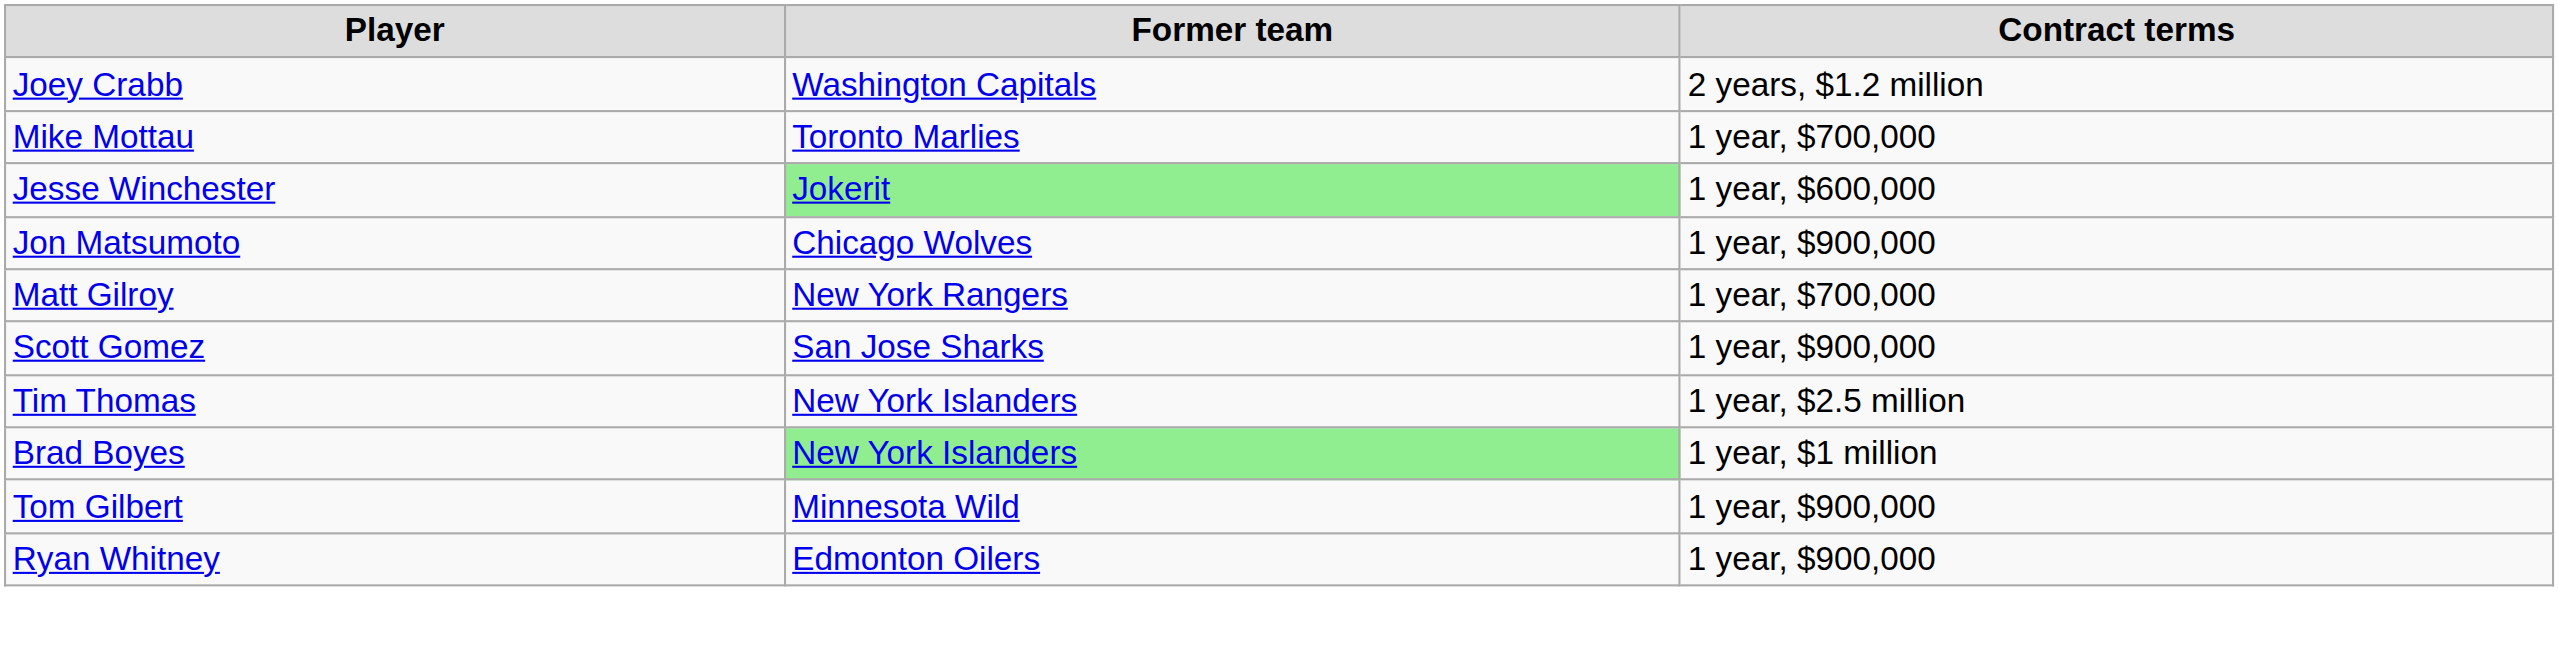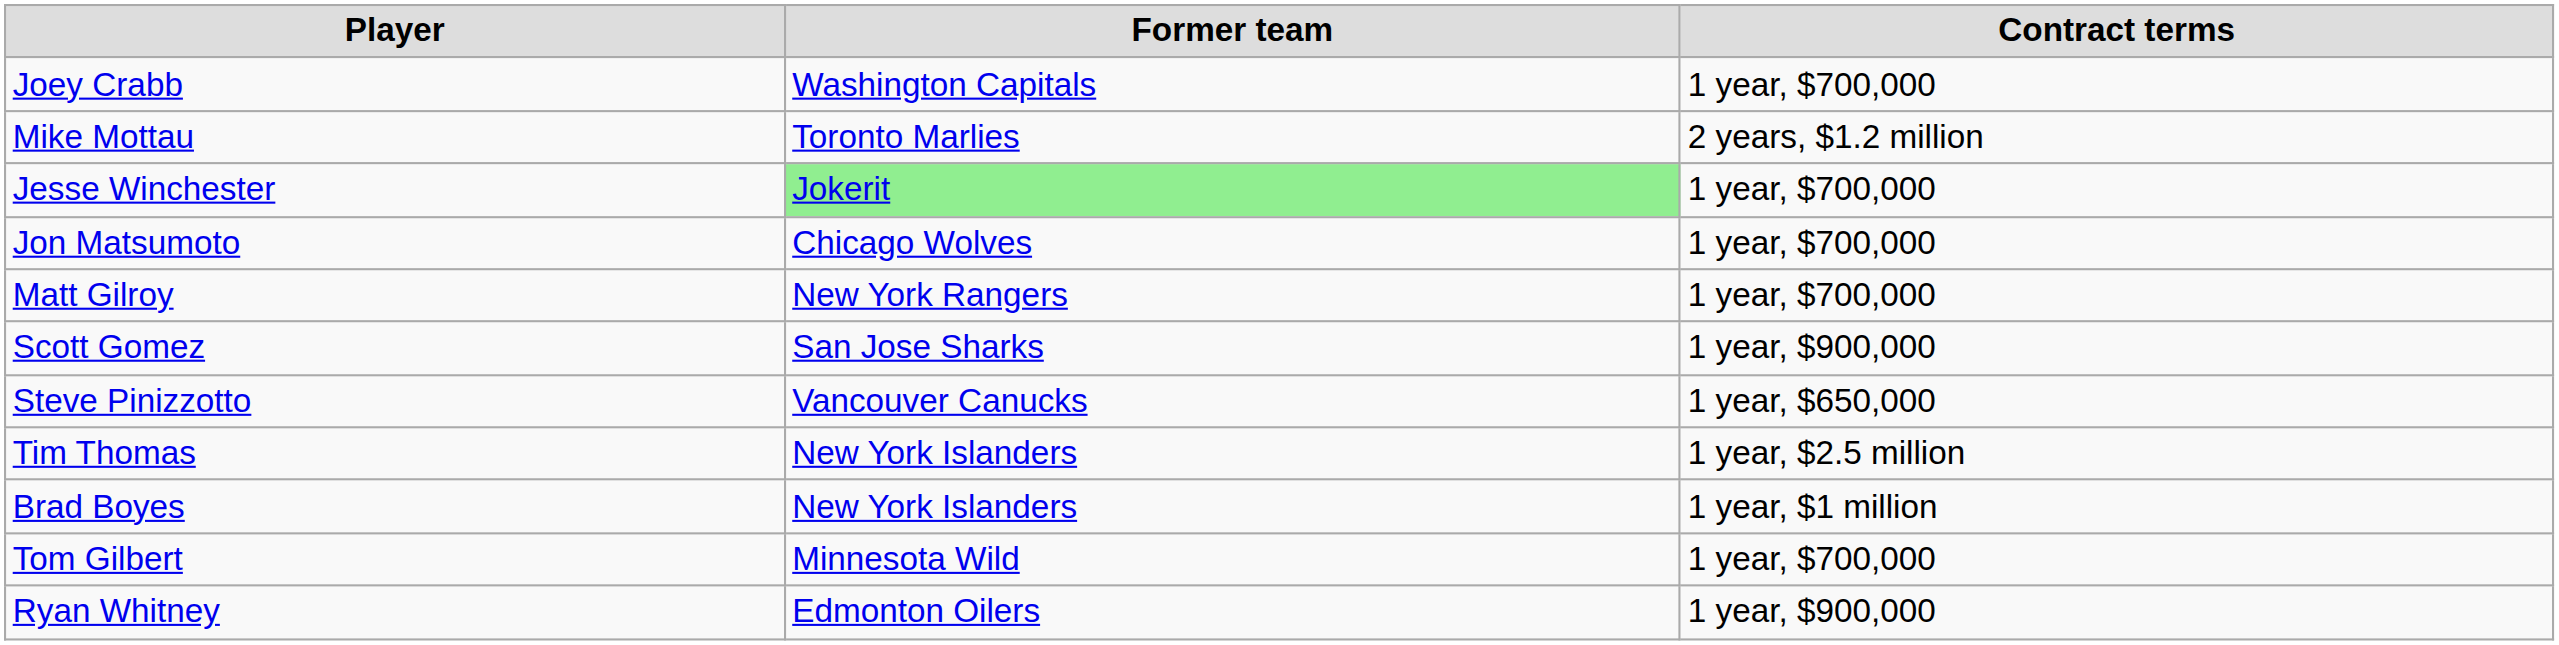(1836, 83) 2 years, $1.2 million -> (1812, 83) 1 year, $700,000
(1812, 136) 1 year, $700,000 -> (1836, 136) 2 years, $1.2 million
(1812, 189) 1 year, $600,000 -> (1812, 189) 1 year, $700,000
(1812, 242) 1 year, $900,000 -> (1812, 242) 1 year, $700,000
+ row: (132, 400)
(935, 453) lightgreen background -> (935, 505) no background
(1812, 505) 1 year, $900,000 -> (1812, 558) 1 year, $700,000
